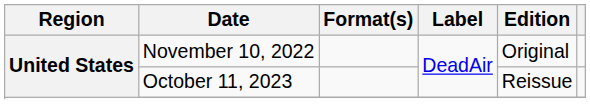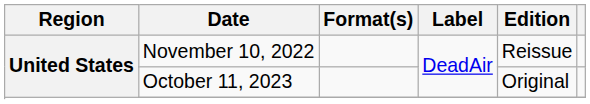(535, 50) Original -> (537, 50) Reissue
(537, 81) Reissue -> (535, 81) Original
